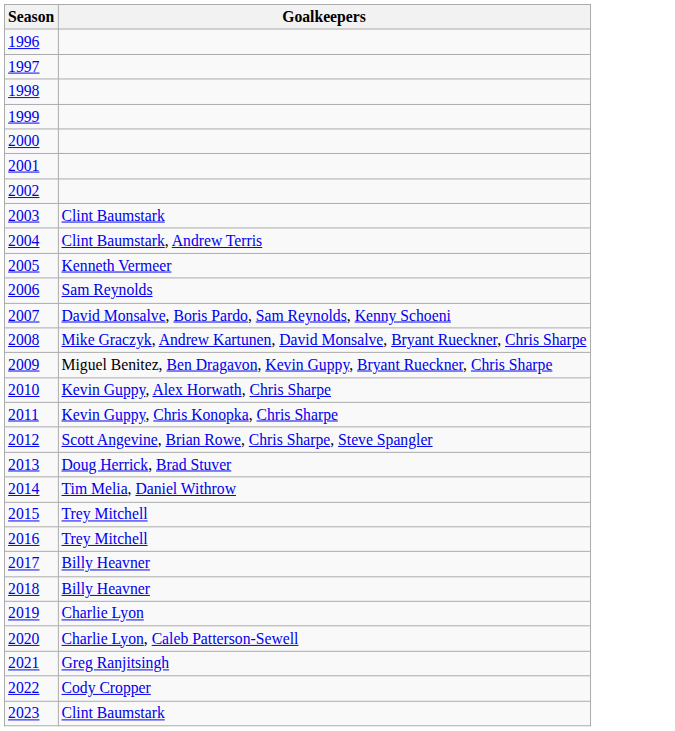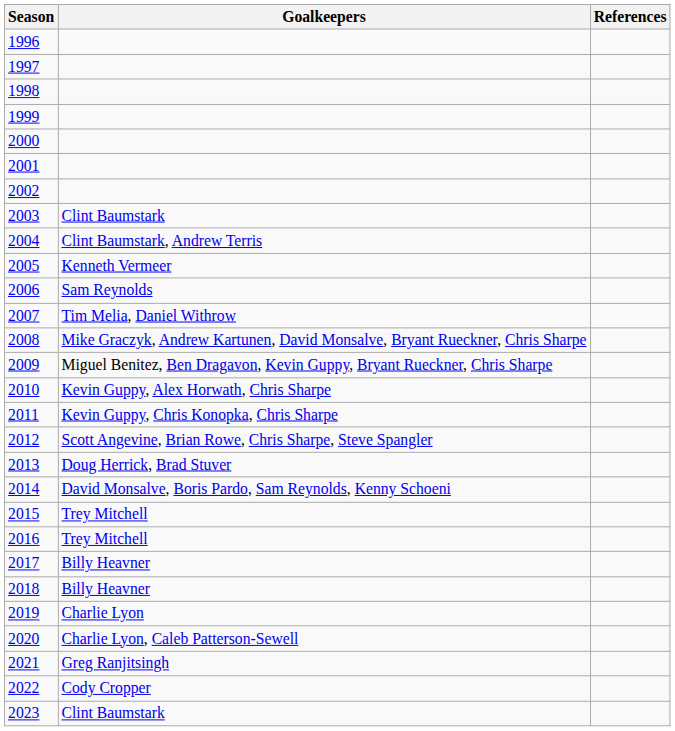+ column: (630, 16)
(256, 315) David Monsalve, Boris Pardo, Sam Reynolds, Kenny Schoeni -> (149, 315) Tim Melia, Daniel Withrow
(149, 489) Tim Melia, Daniel Withrow -> (256, 489) David Monsalve, Boris Pardo, Sam Reynolds, Kenny Schoeni
